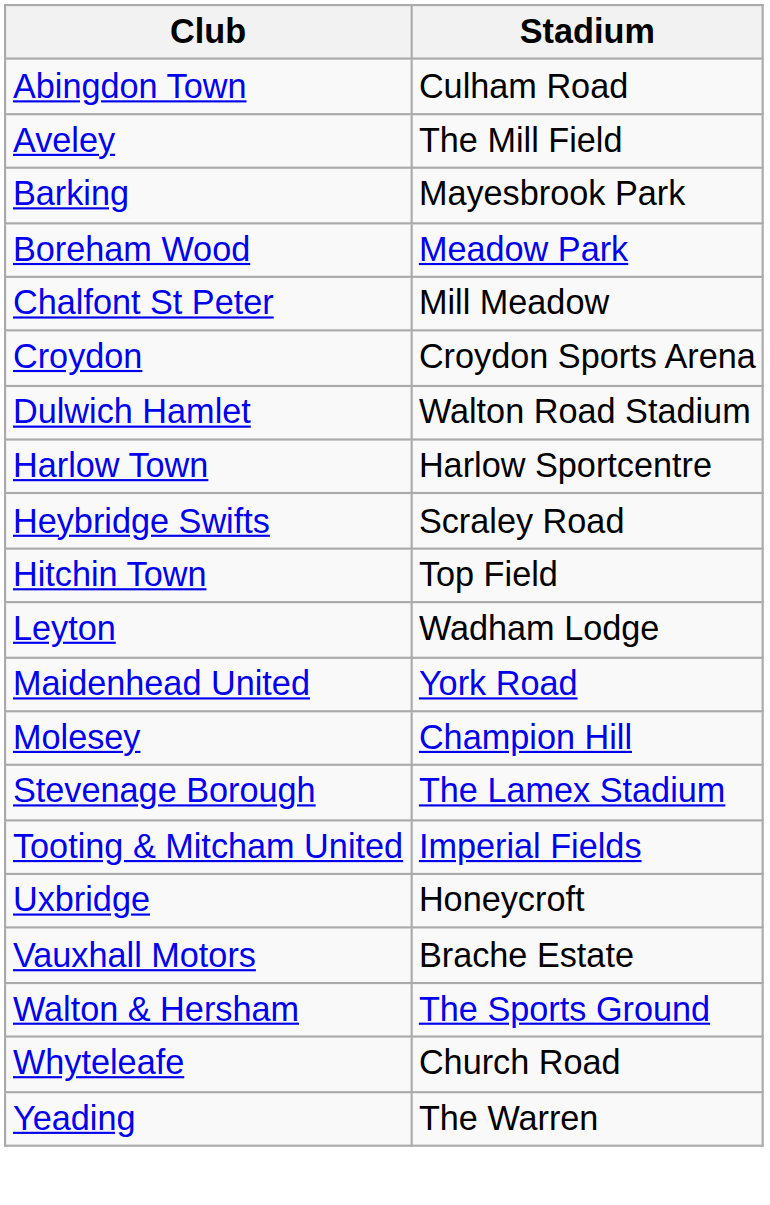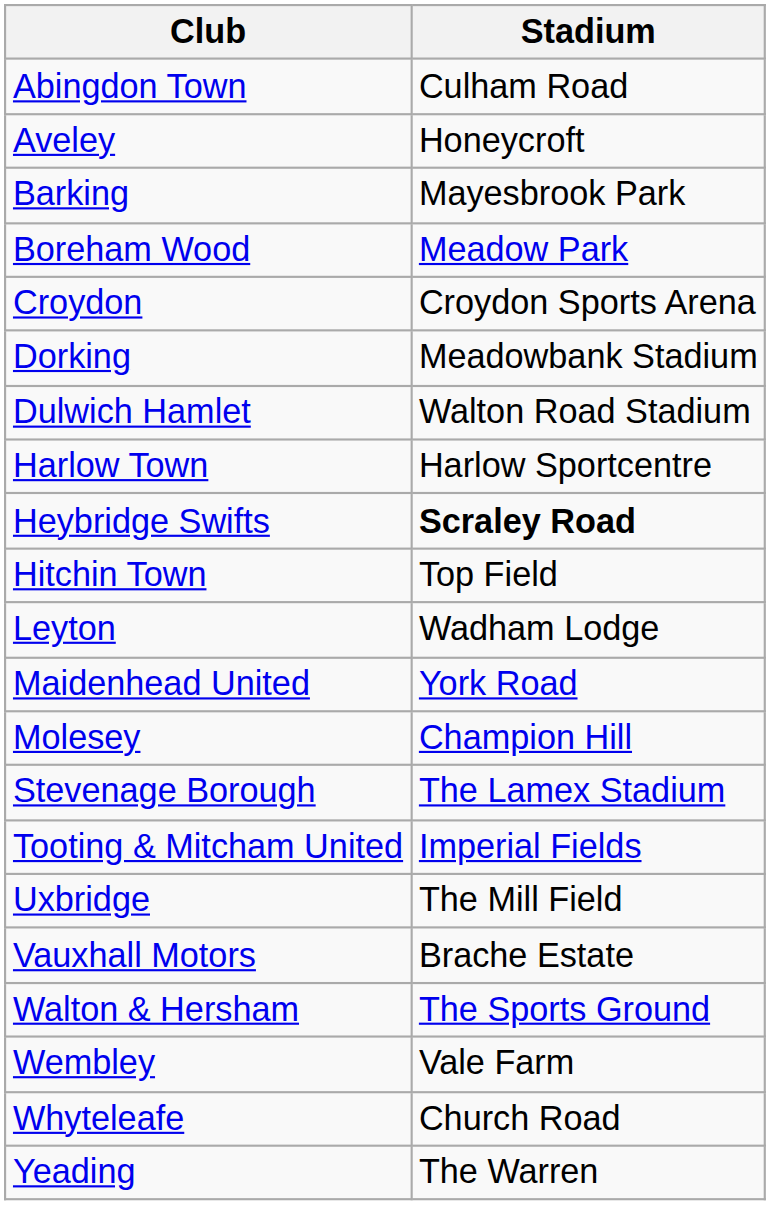(521, 140) The Mill Field -> (502, 140) Honeycroft
- row: (143, 303)
+ row: (72, 357)
(522, 520) normal -> (527, 520) bold
(502, 900) Honeycroft -> (521, 900) The Mill Field
+ row: (84, 1063)
